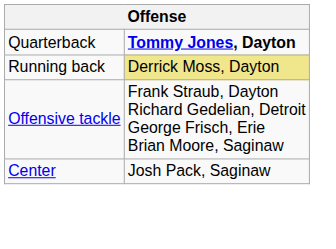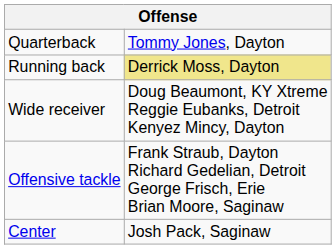(212, 42) bold -> (206, 42) normal
+ row: (57, 110)
